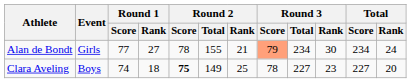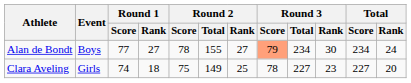(89, 50) Girls -> (89, 50) Boys
(242, 50) 21 -> (242, 50) 27
(89, 68) Boys -> (89, 68) Girls
(184, 68) bold -> (184, 68) normal
